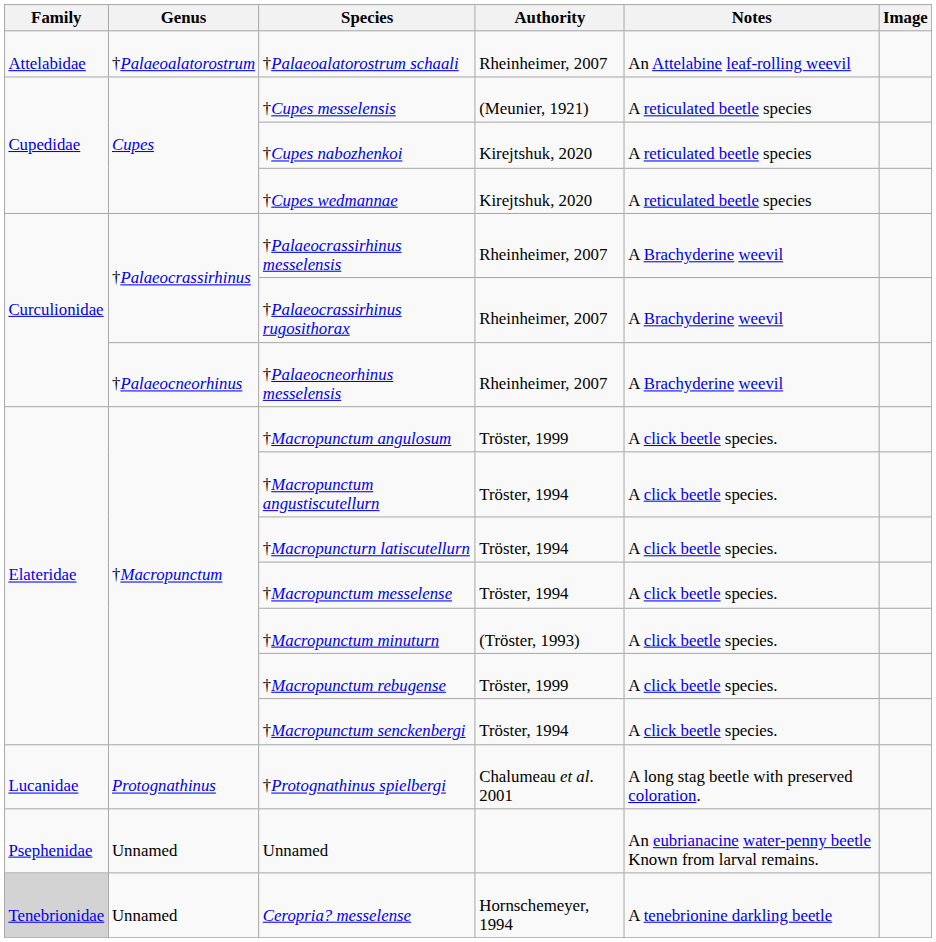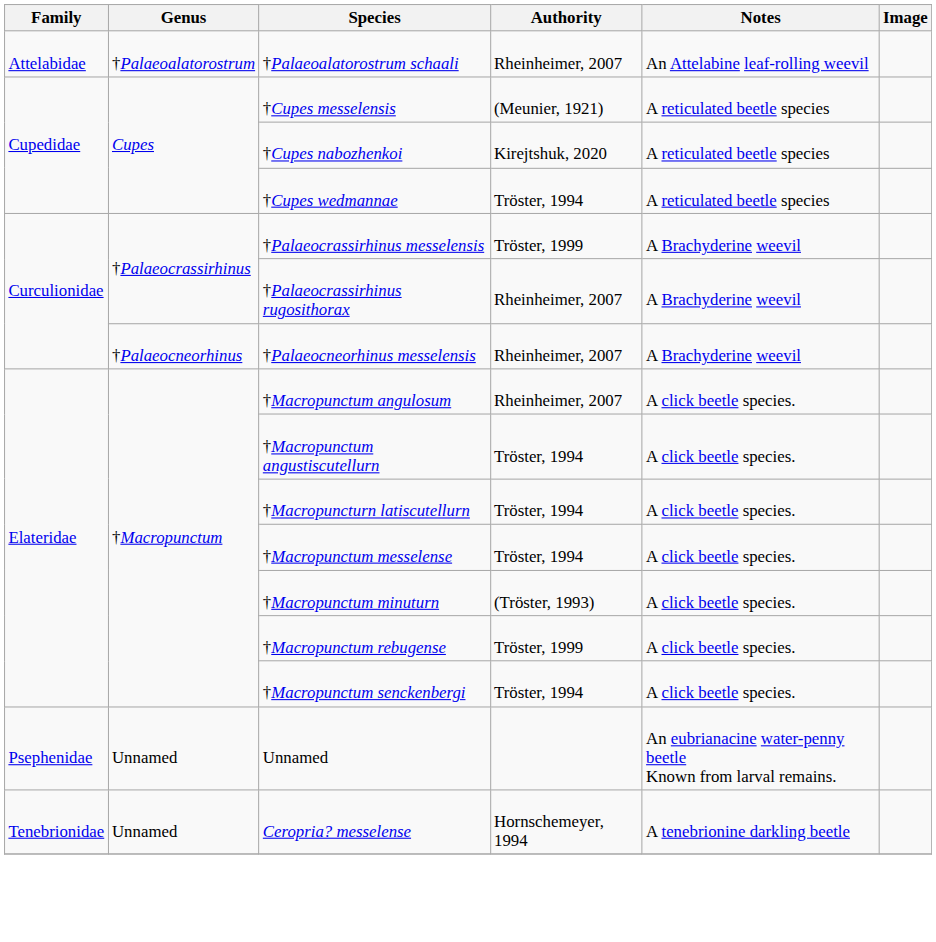(536, 199) Kirejtshuk, 2020 -> (539, 199) Tröster, 1994
(543, 254) Rheinheimer, 2007 -> (539, 245) Tröster, 1999
(524, 438) Tröster, 1999 -> (558, 401) Rheinheimer, 2007
- row: (354, 786)
(56, 914) lightgrey background -> (56, 831) no background
